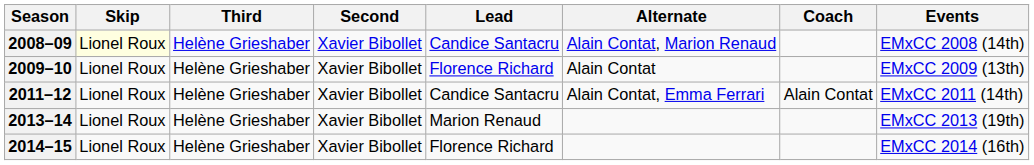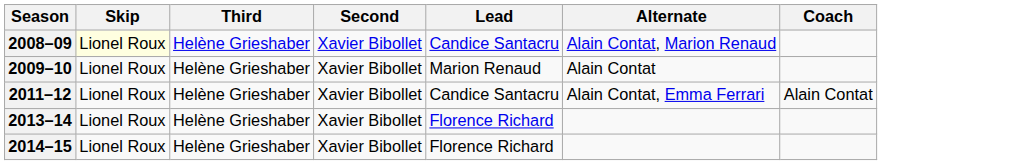- column: (952, 17)
(492, 69) Florence Richard -> (485, 69) Marion Renaud
(485, 120) Marion Renaud -> (492, 120) Florence Richard
